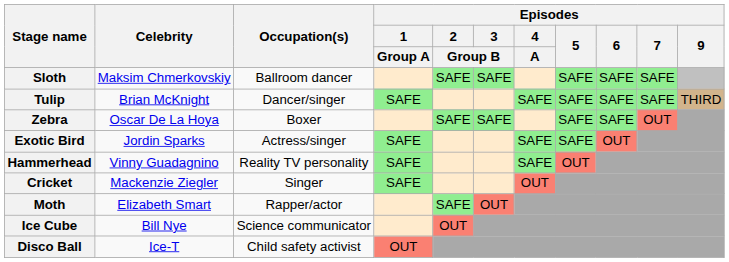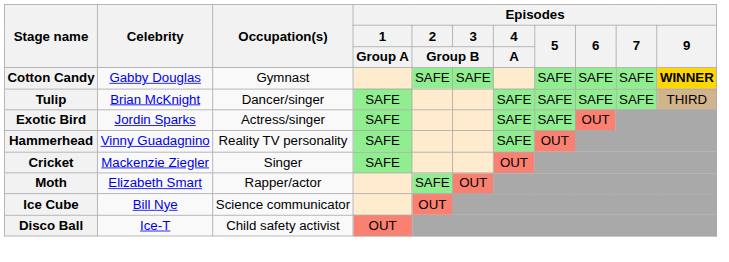+ row: (51, 78)
- row: (50, 78)
- row: (50, 120)
